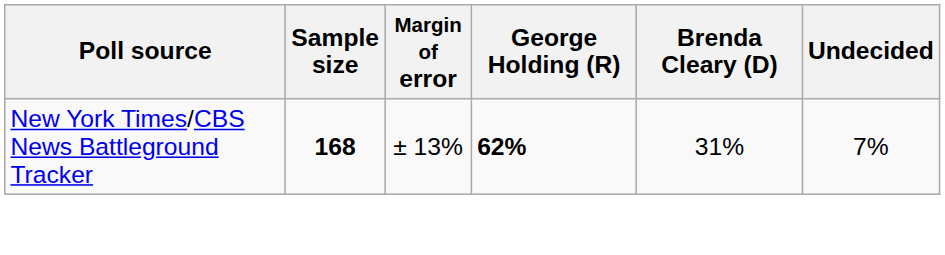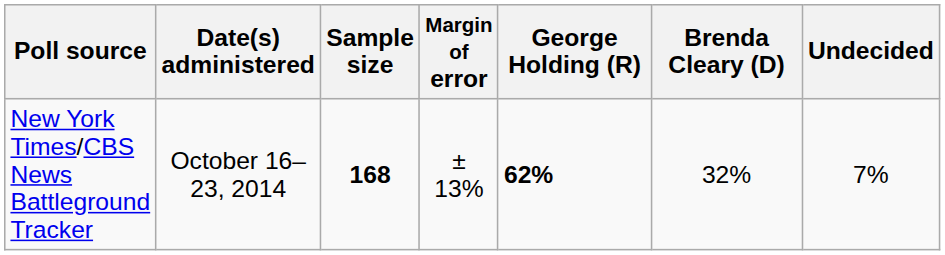+ column: (238, 51)
(720, 146) 31% -> (727, 173) 32%
